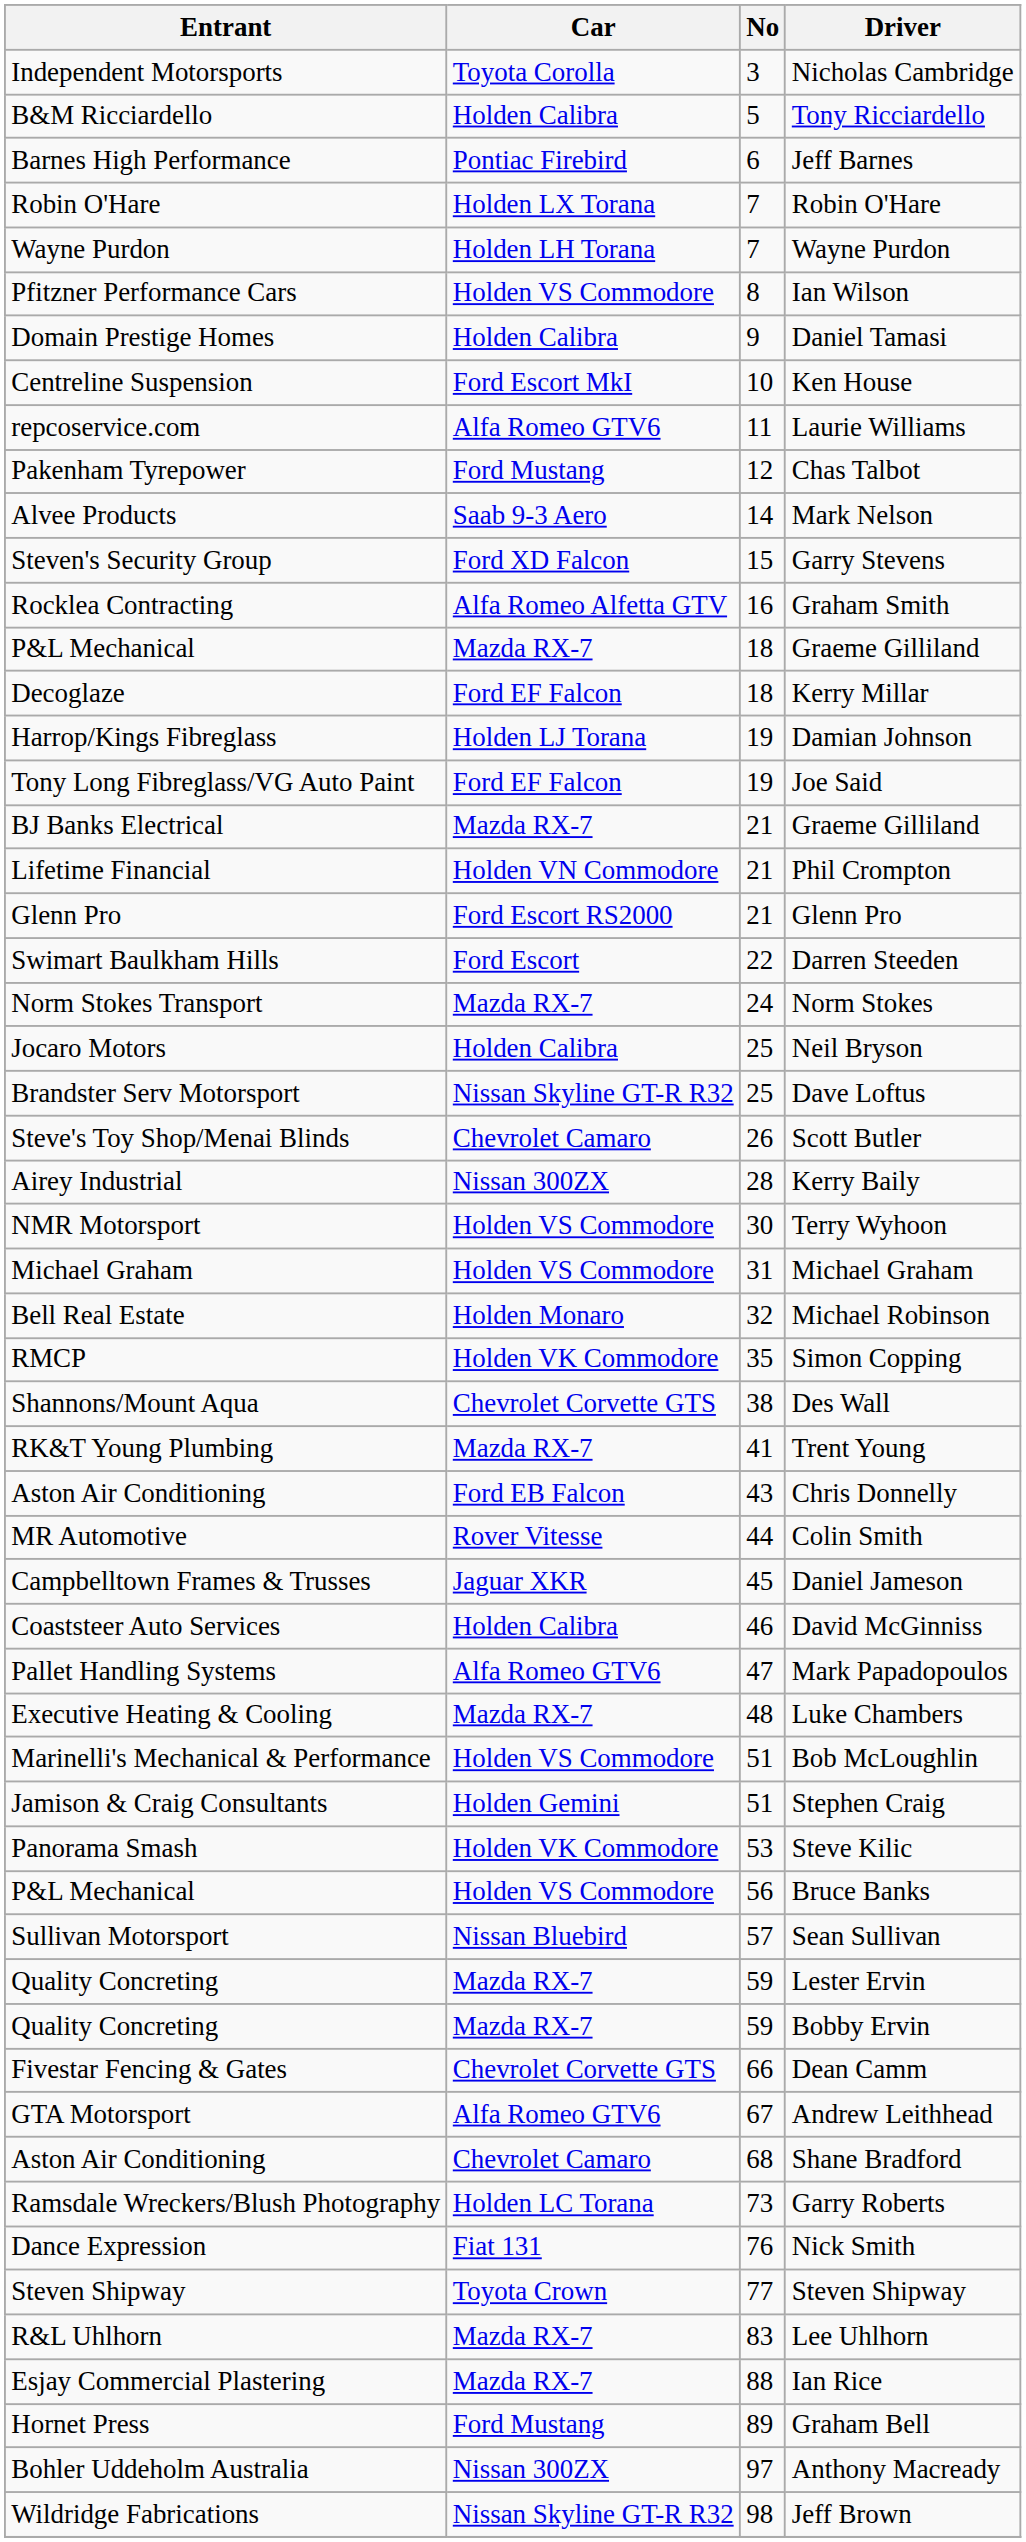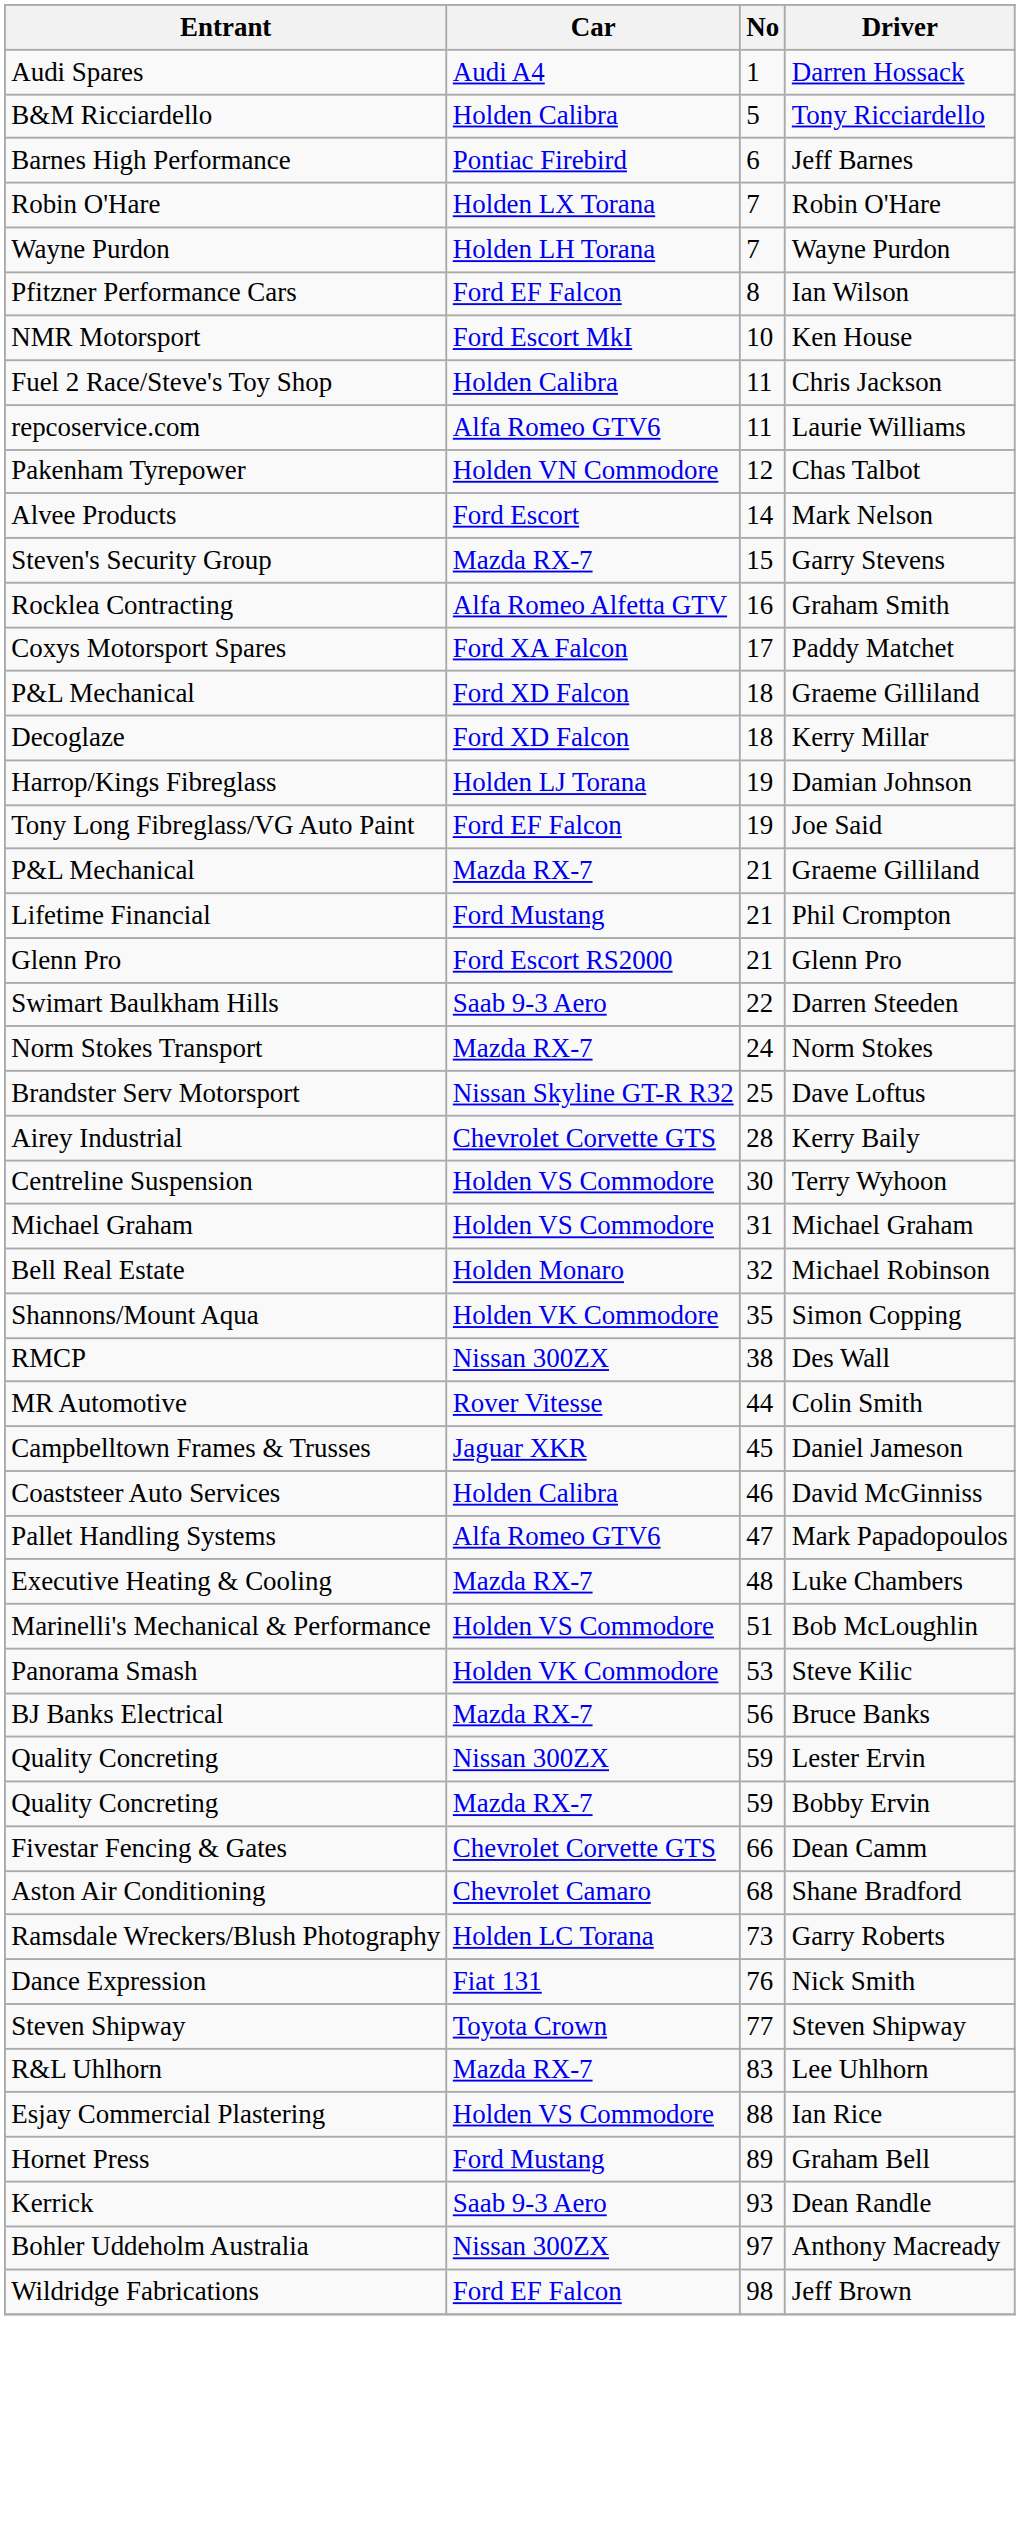+ row: (753, 71)
- row: (753, 71)
(583, 293) Holden VS Commodore -> (537, 293) Ford EF Falcon
- row: (753, 337)
(132, 382) Centreline Suspension -> (106, 337) NMR Motorsport
+ row: (759, 382)
(529, 471) Ford Mustang -> (586, 471) Holden VN Commodore
(530, 515) Saab 9-3 Aero -> (516, 515) Ford Escort
(541, 560) Ford XD Falcon -> (523, 560) Mazda RX-7
+ row: (760, 648)
(523, 648) Mazda RX-7 -> (541, 693) Ford XD Falcon
(537, 693) Ford EF Falcon -> (541, 737) Ford XD Falcon
(117, 826) BJ Banks Electrical -> (103, 870) P&L Mechanical
(586, 870) Holden VN Commodore -> (529, 915) Ford Mustang
(516, 959) Ford Escort -> (530, 1004) Saab 9-3 Aero
- row: (760, 1048)
- row: (760, 1137)
(531, 1181) Nissan 300ZX -> (584, 1137) Chevrolet Corvette GTS
(106, 1226) NMR Motorsport -> (132, 1181) Centreline Suspension
(49, 1359) RMCP -> (135, 1315) Shannons/Mount Aqua
(135, 1403) Shannons/Mount Aqua -> (49, 1359) RMCP
(584, 1403) Chevrolet Corvette GTS -> (531, 1359) Nissan 300ZX
- row: (760, 1448)
- row: (760, 1492)
- row: (760, 1803)
(103, 1892) P&L Mechanical -> (117, 1714) BJ Banks Electrical
(583, 1892) Holden VS Commodore -> (523, 1714) Mazda RX-7
- row: (760, 1936)
(523, 1981) Mazda RX-7 -> (531, 1759) Nissan 300ZX
- row: (760, 2114)
(523, 2380) Mazda RX-7 -> (583, 2114) Holden VS Commodore
+ row: (760, 2203)
(593, 2514) Nissan Skyline GT-R R32 -> (537, 2292) Ford EF Falcon
